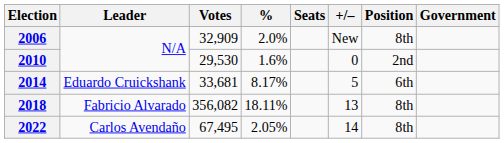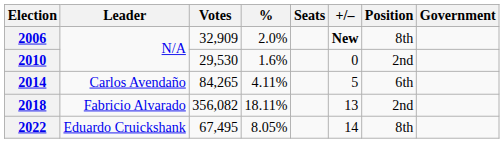(345, 37) normal -> (345, 37) bold
(125, 82) Eduardo Cruickshank -> (138, 82) Carlos Avendaño
(219, 82) 33,681 -> (219, 82) 84,265
(269, 82) 8.17% -> (270, 82) 4.11%
(404, 104) 8th -> (403, 104) 2nd
(138, 127) Carlos Avendaño -> (125, 127) Eduardo Cruickshank
(269, 127) 2.05% -> (269, 127) 8.05%
